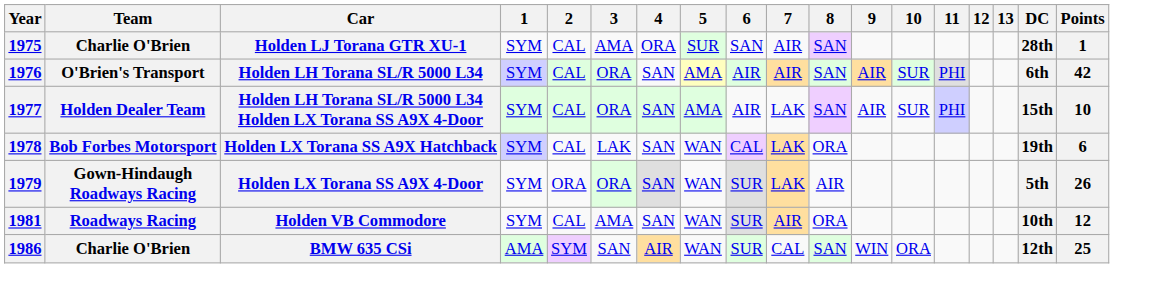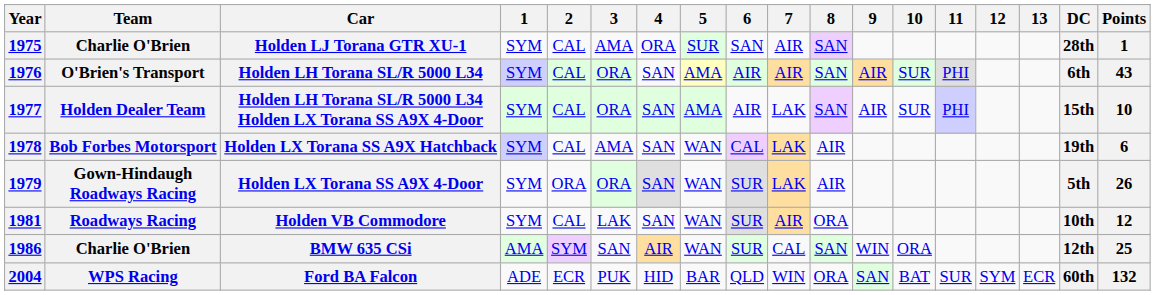(1083, 72) 42 -> (1124, 72) 43
(614, 147) LAK -> (614, 147) AMA
(830, 147) ORA -> (831, 147) AIR
(614, 221) AMA -> (614, 221) LAK
+ row: (361, 276)
